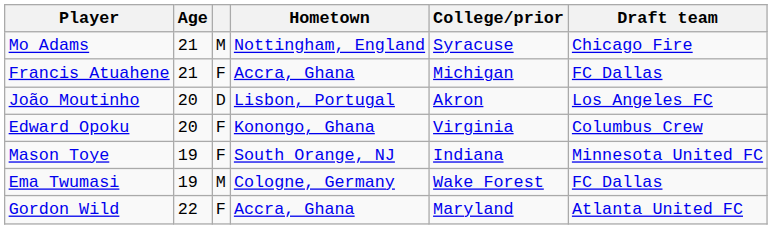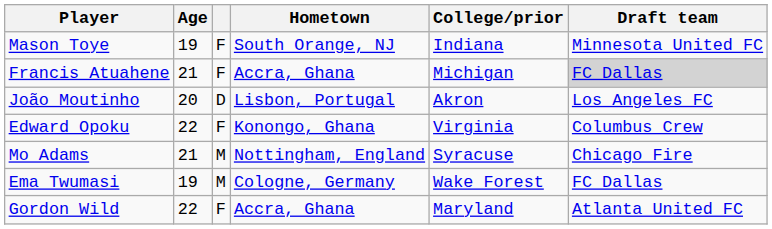rows swapped: (49, 46) <-> (59, 155)
(617, 73) no background -> (617, 73) lightgrey background
(188, 128) 20 -> (188, 128) 22
